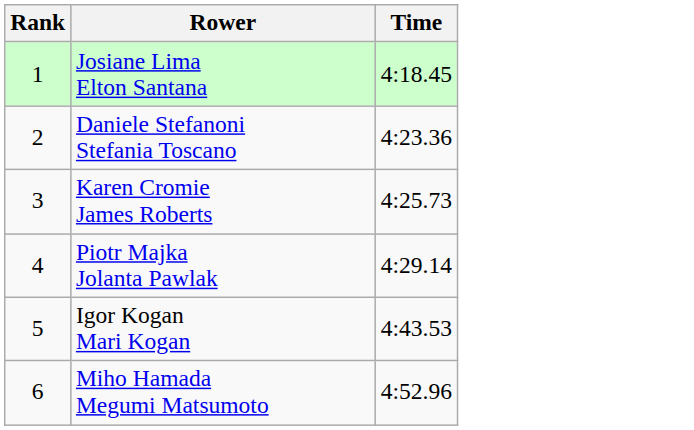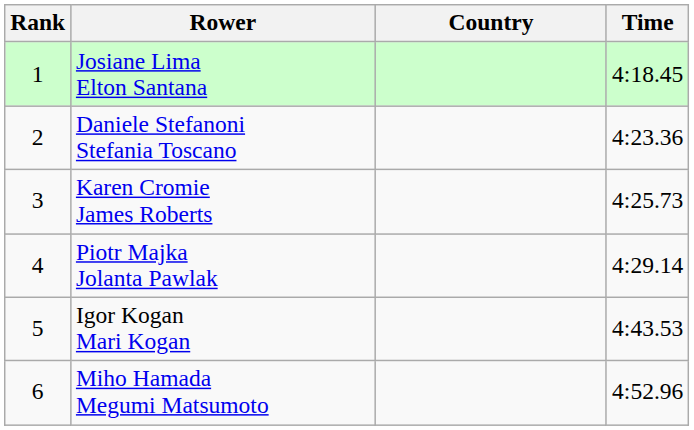+ column: (491, 23)
